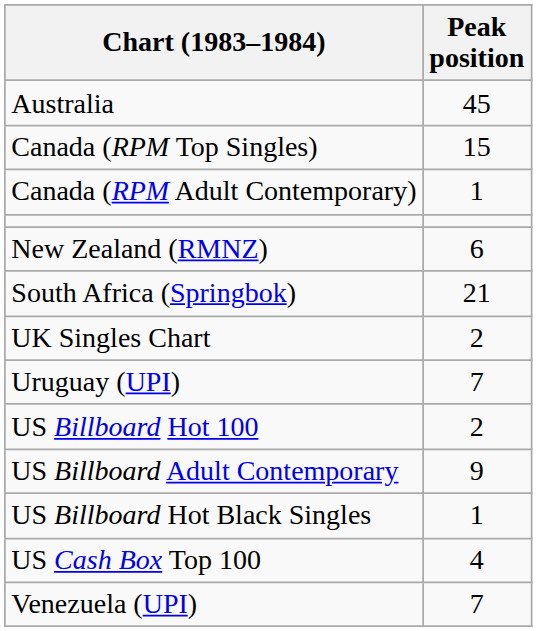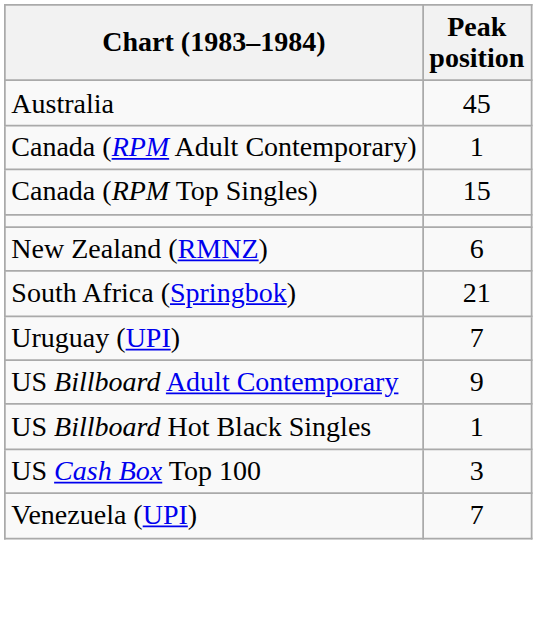rows swapped: (164, 147) <-> (214, 191)
- row: (111, 337)
- row: (135, 426)
(477, 559) 4 -> (477, 470) 3
